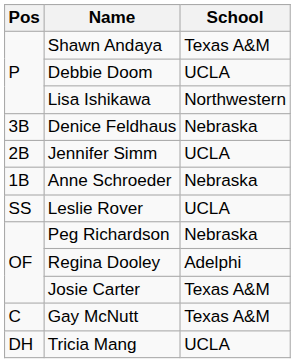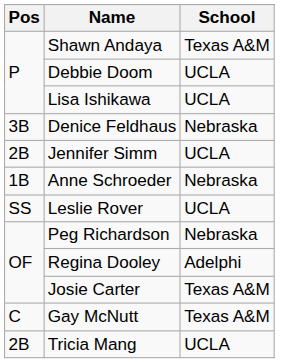(235, 99) Northwestern -> (207, 99) UCLA
(21, 343) DH -> (19, 343) 2B
